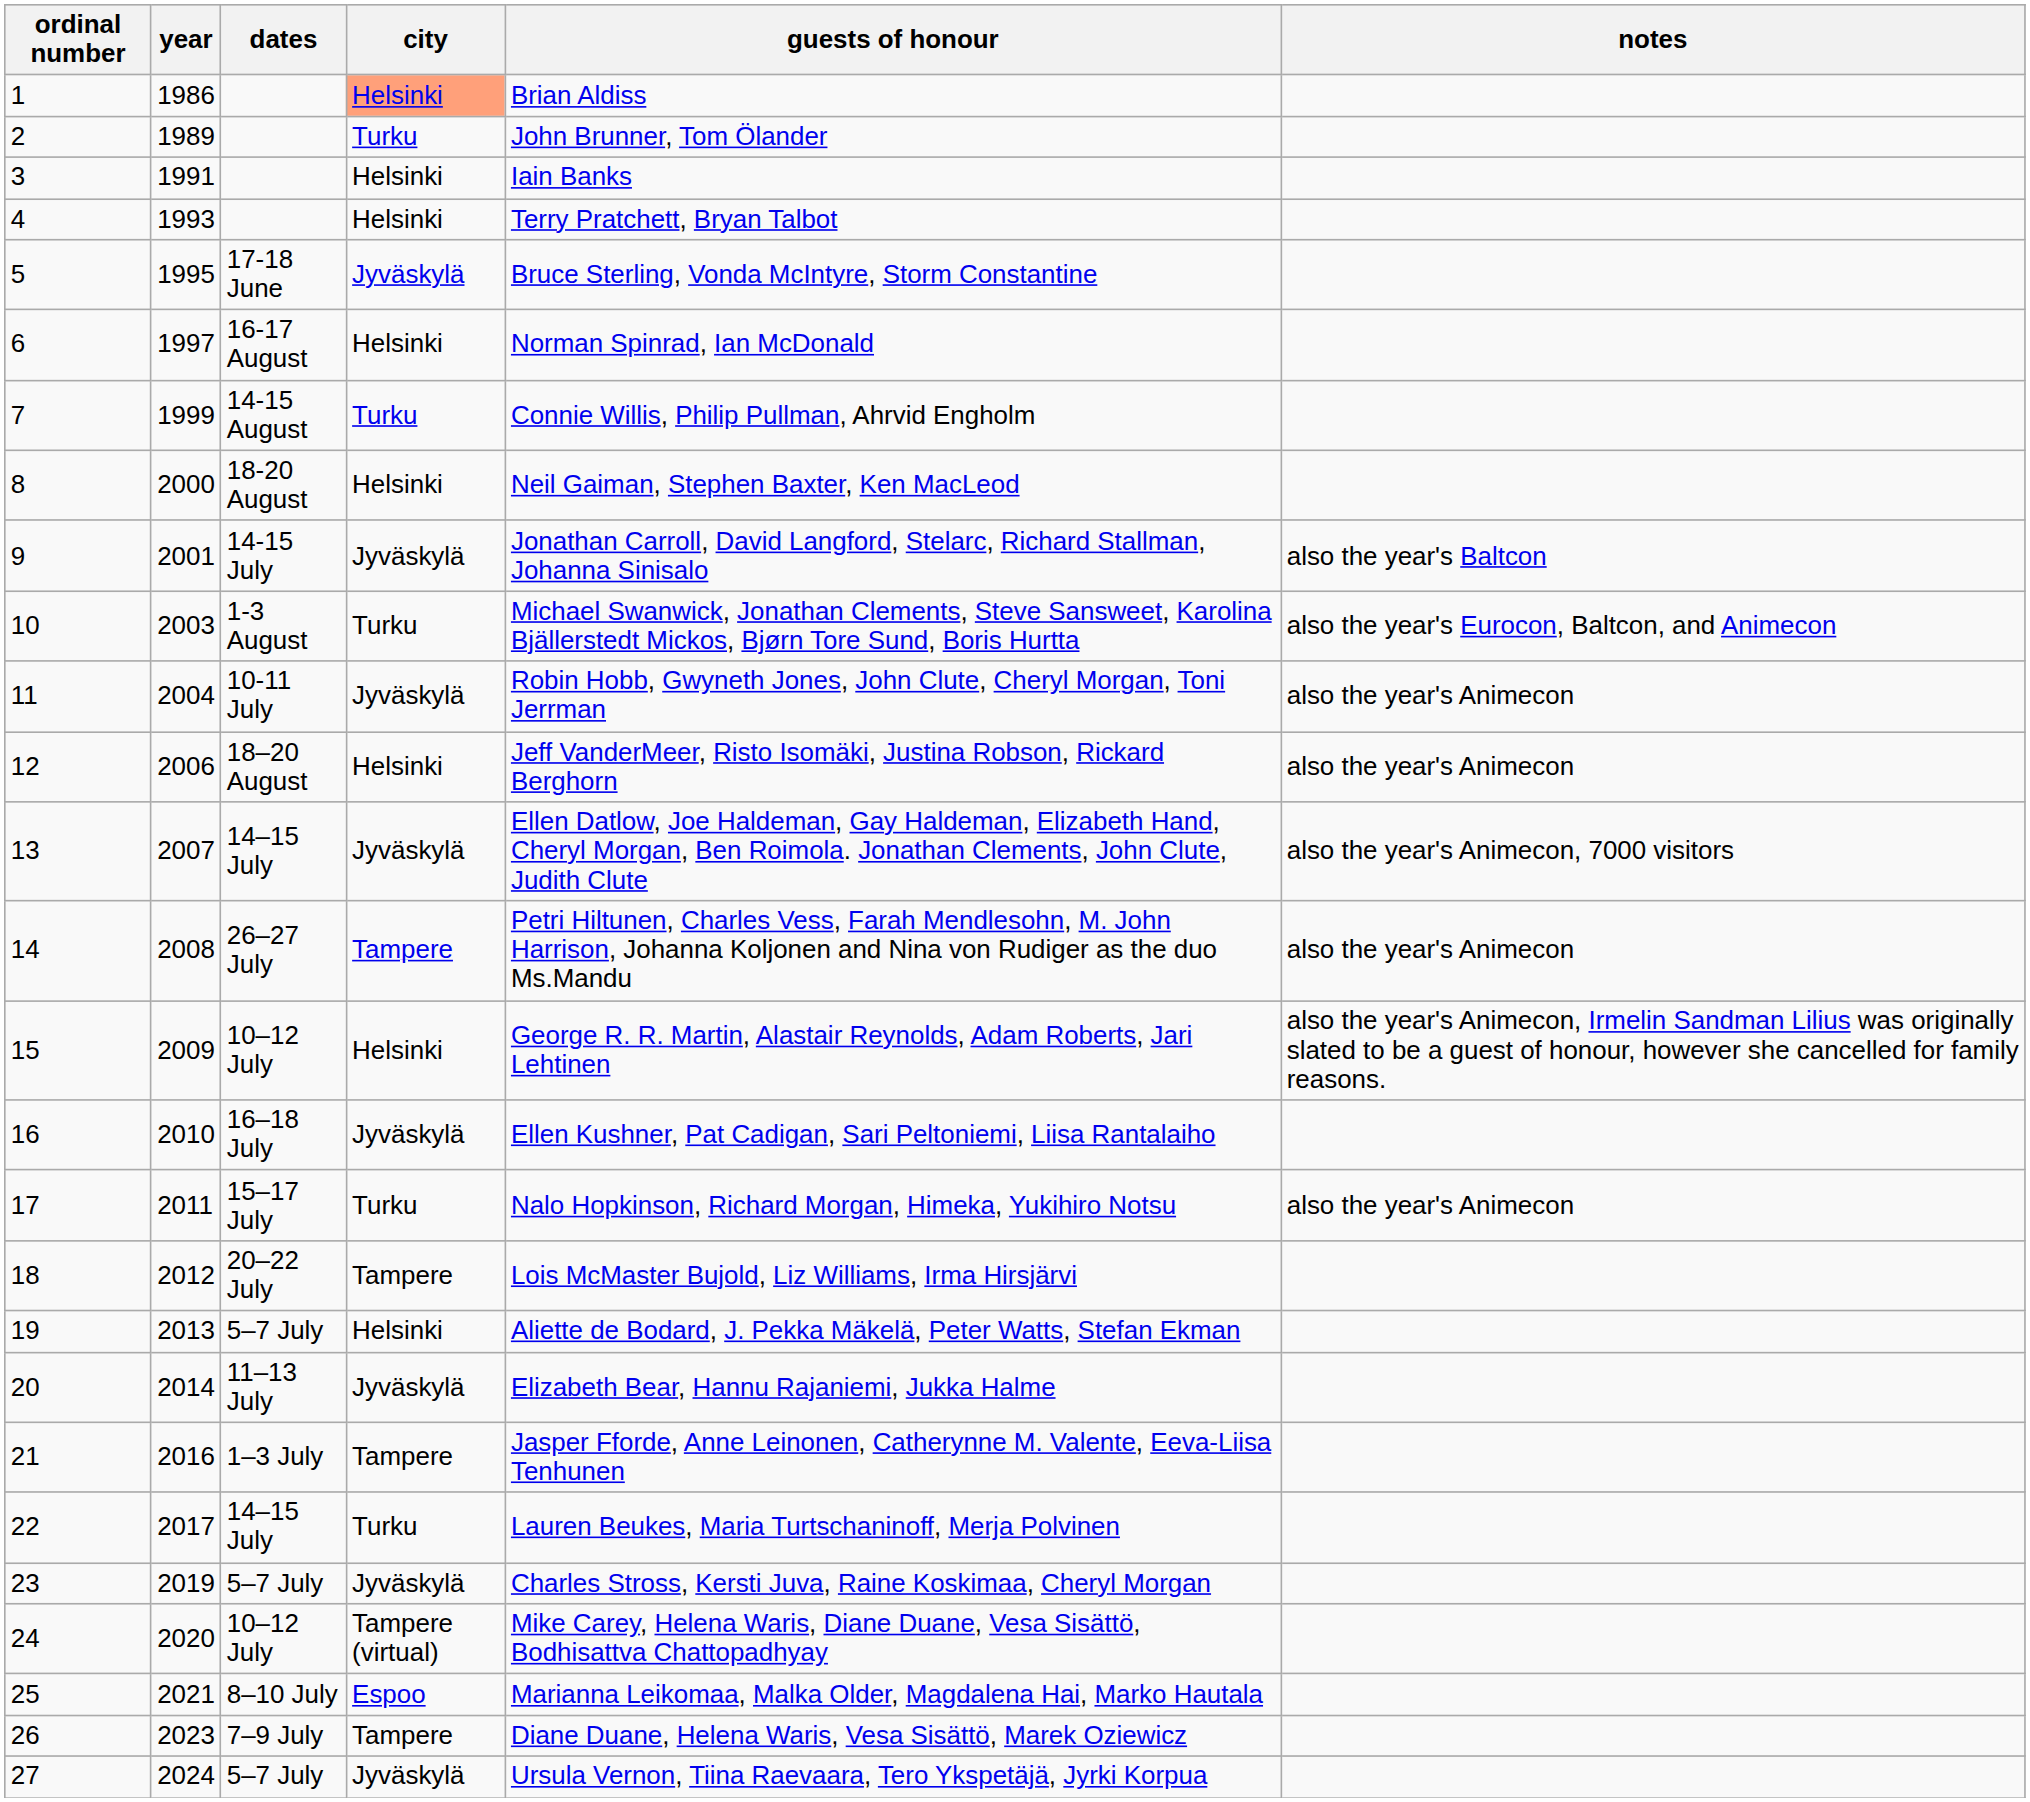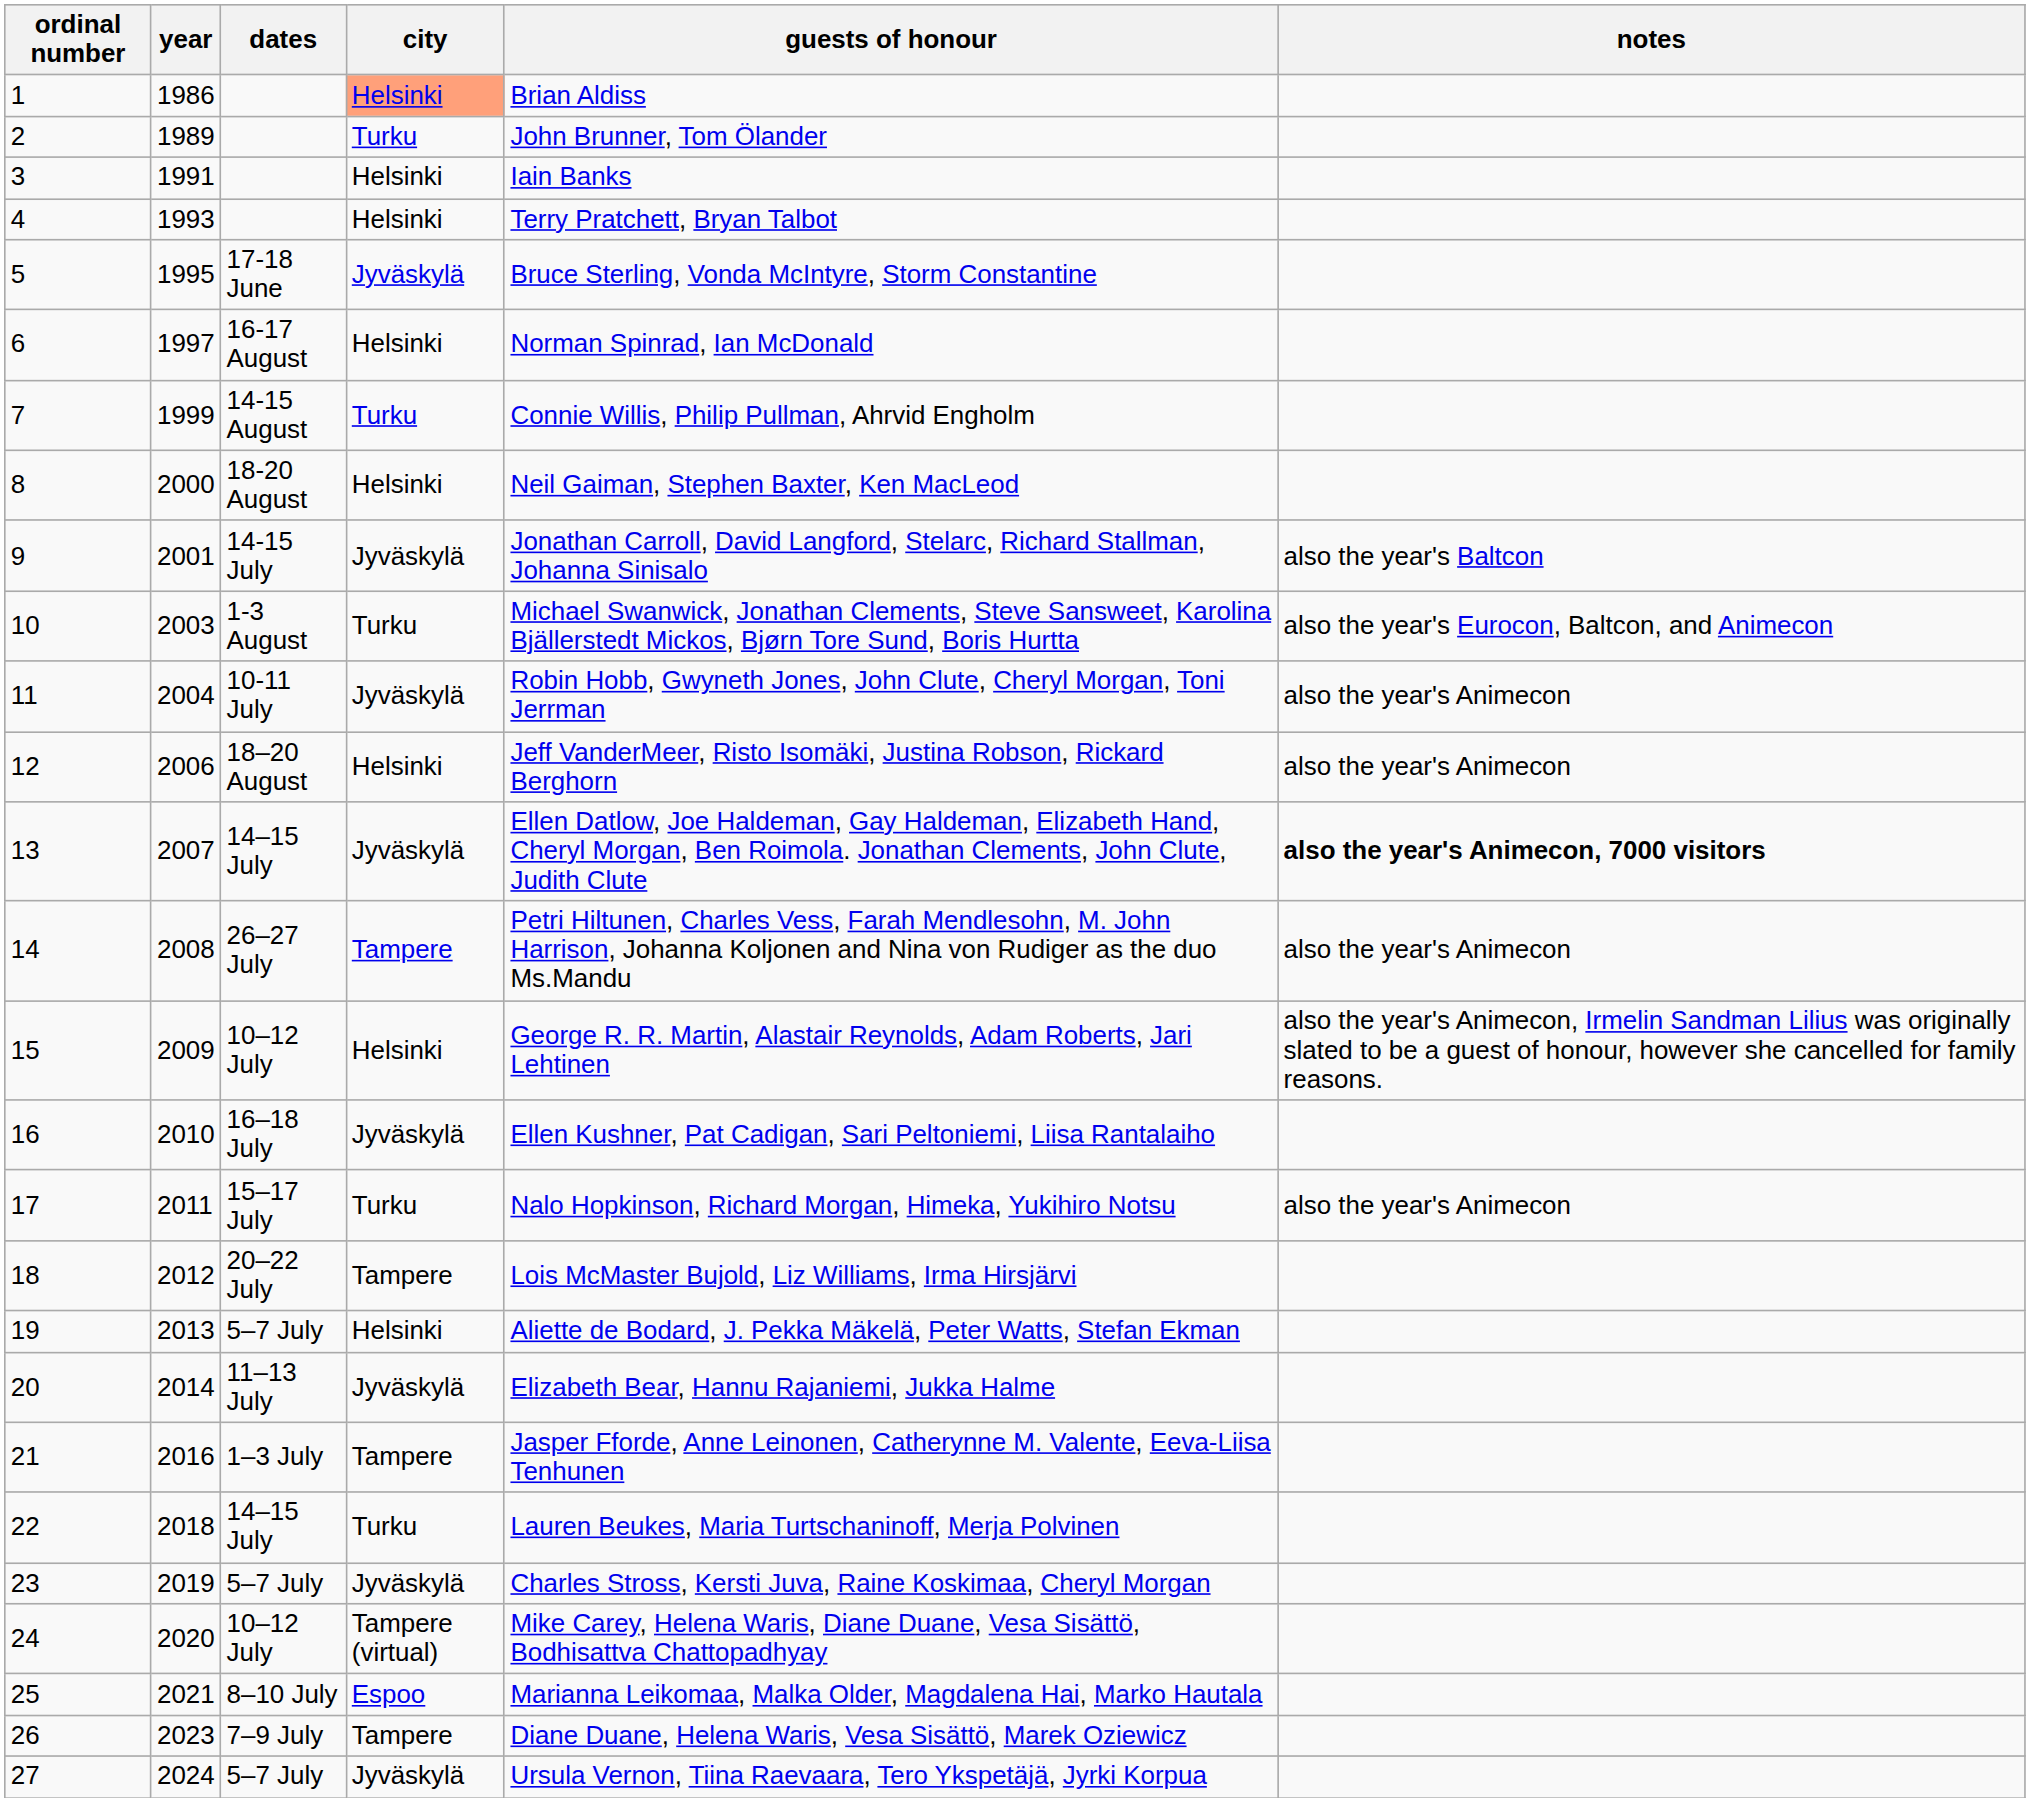(1510, 851) normal -> (1525, 851) bold
(186, 1527) 2017 -> (186, 1527) 2018
